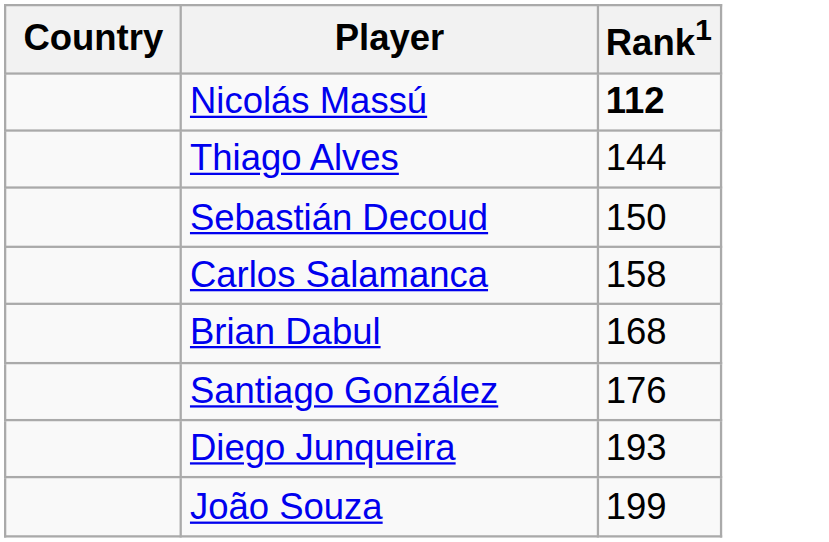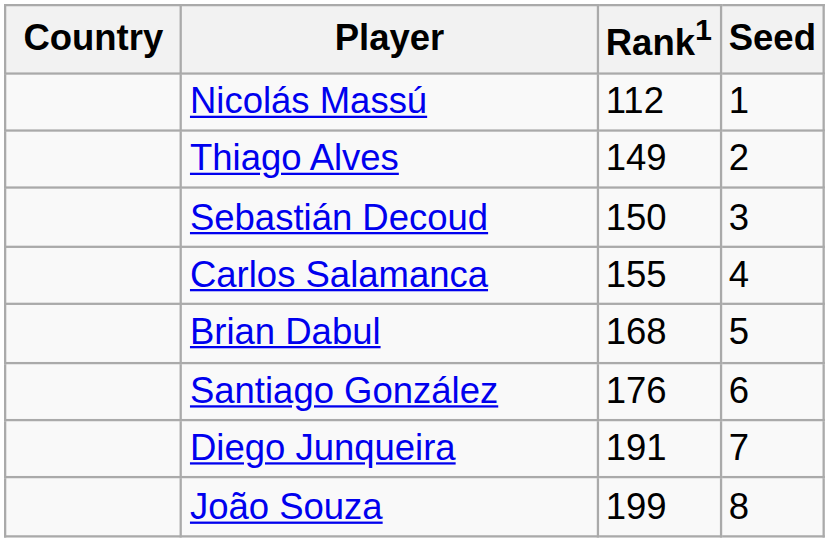+ column: (772, 38)
(635, 101) bold -> (635, 101) normal
(636, 159) 144 -> (636, 159) 149
(636, 274) 158 -> (636, 274) 155
(636, 448) 193 -> (636, 448) 191
